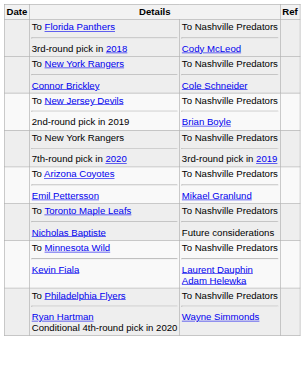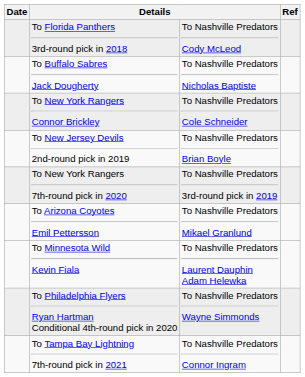+ row: (105, 74)
- row: (105, 222)
+ row: (105, 354)
